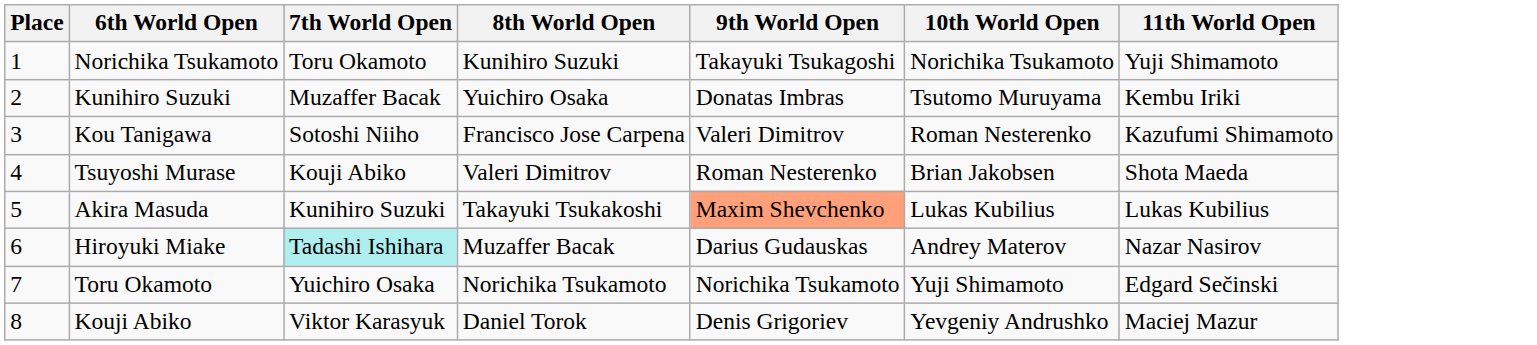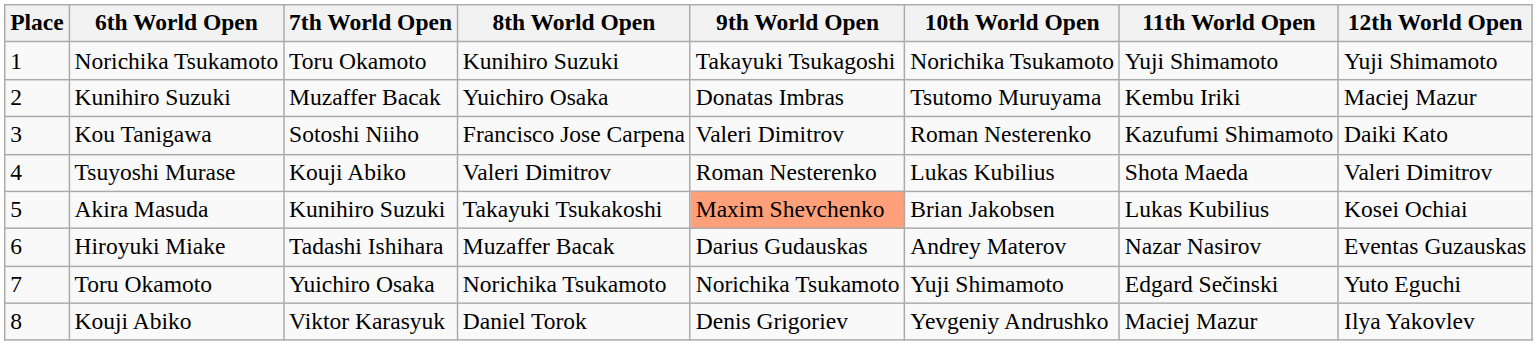+ column: (1435, 23)
(982, 172) Brian Jakobsen -> (982, 172) Lukas Kubilius
(982, 209) Lukas Kubilius -> (982, 209) Brian Jakobsen
(366, 246) paleturquoise background -> (366, 246) no background
